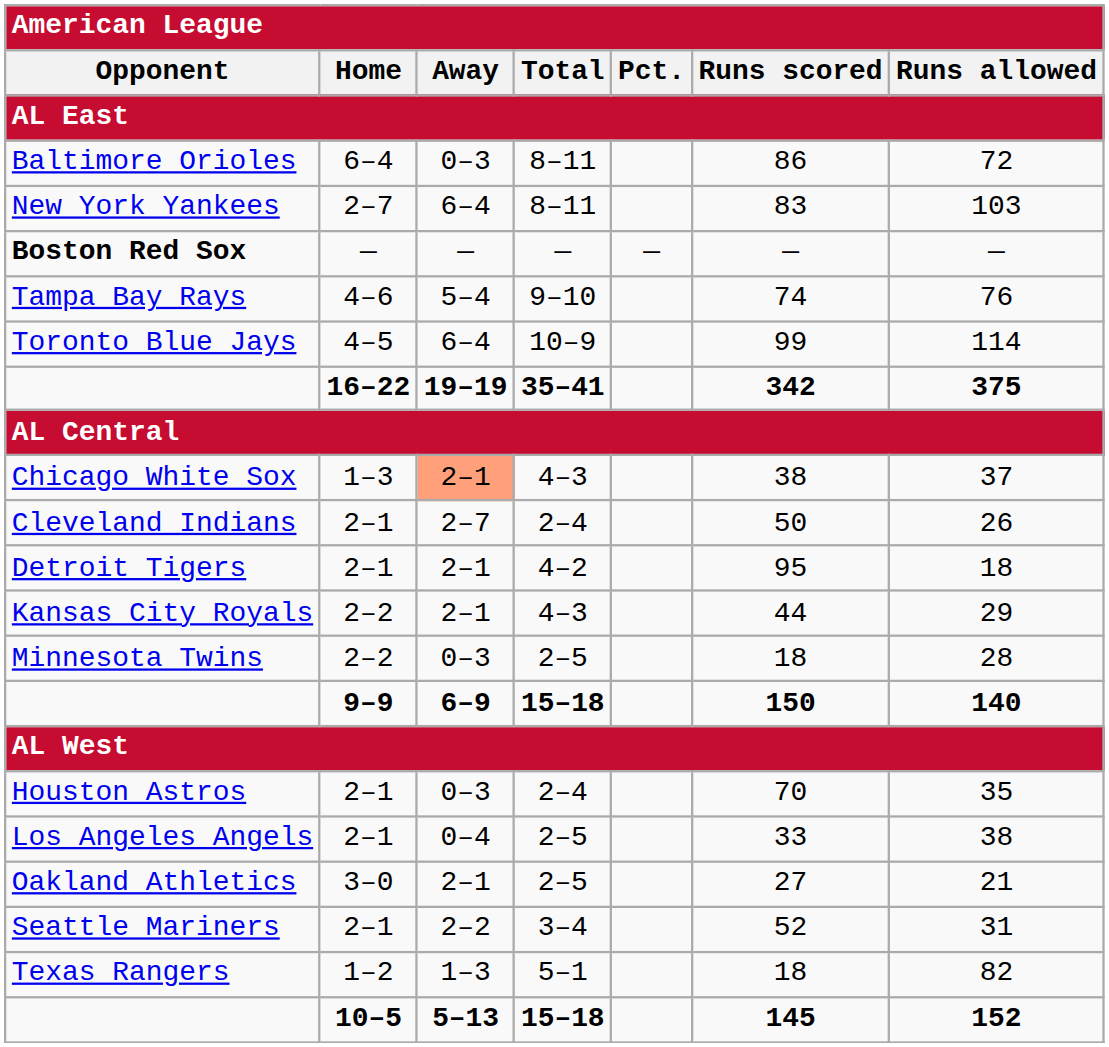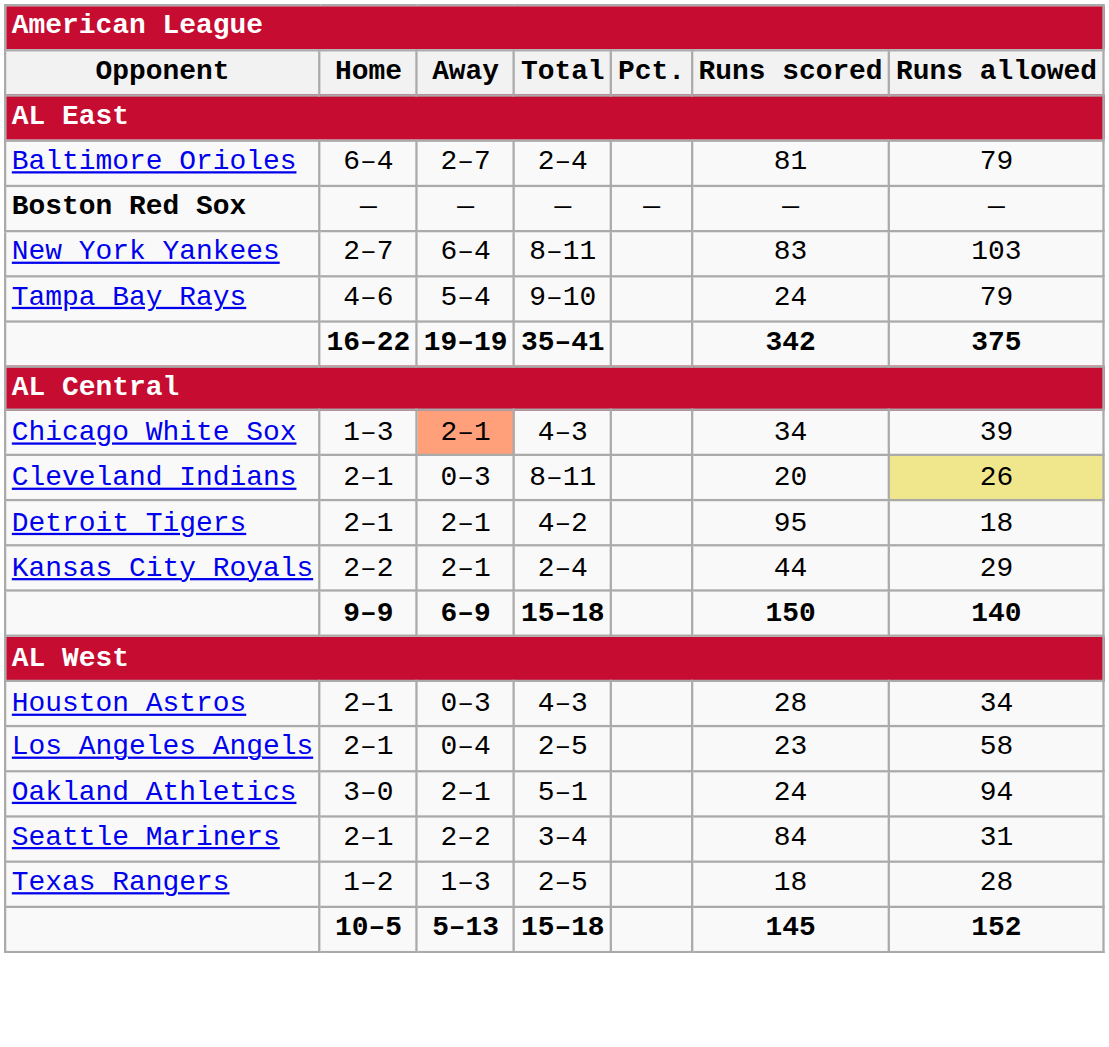(466, 163) 0–3 -> (466, 163) 2–7
(563, 163) 8–11 -> (563, 163) 2–4
(791, 163) 86 -> (791, 163) 81
(996, 163) 72 -> (996, 163) 79
rows swapped: (129, 253) <-> (146, 208)
(791, 298) 74 -> (791, 298) 24
(996, 298) 76 -> (996, 298) 79
- row: (154, 343)
(791, 479) 38 -> (791, 434) 34
(996, 479) 37 -> (996, 434) 39
(466, 524) 2–7 -> (466, 479) 0–3
(563, 524) 2–4 -> (563, 479) 8–11
(791, 524) 50 -> (791, 479) 20
(996, 524) no background -> (996, 479) khaki background
(563, 614) 4–3 -> (563, 569) 2–4
- row: (137, 659)
(563, 794) 2–4 -> (563, 704) 4–3
(791, 794) 70 -> (791, 704) 28
(996, 794) 35 -> (996, 704) 34
(791, 839) 33 -> (791, 749) 23
(996, 839) 38 -> (996, 749) 58
(563, 884) 2–5 -> (563, 794) 5–1
(791, 884) 27 -> (791, 794) 24
(996, 884) 21 -> (996, 794) 94
(791, 929) 52 -> (791, 839) 84
(563, 974) 5–1 -> (563, 884) 2–5
(996, 974) 82 -> (996, 884) 28
